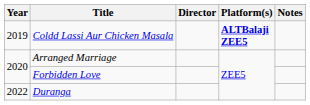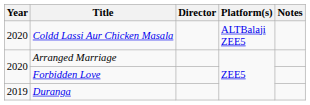(17, 35) 2019 -> (17, 35) 2020
(245, 35) bold -> (243, 35) normal
(17, 91) 2022 -> (17, 91) 2019
